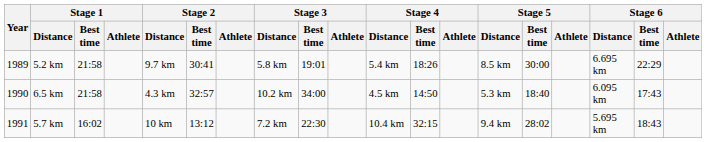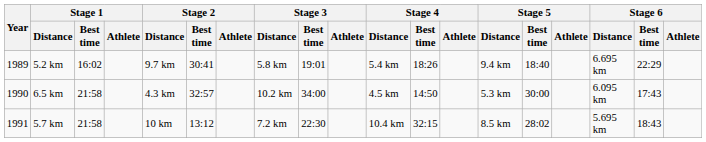(90, 65) 21:58 -> (90, 65) 16:02
(496, 65) 8.5 km -> (496, 65) 9.4 km
(537, 65) 30:00 -> (537, 65) 18:40
(537, 94) 18:40 -> (537, 94) 30:00
(90, 123) 16:02 -> (90, 123) 21:58
(496, 123) 9.4 km -> (496, 123) 8.5 km
